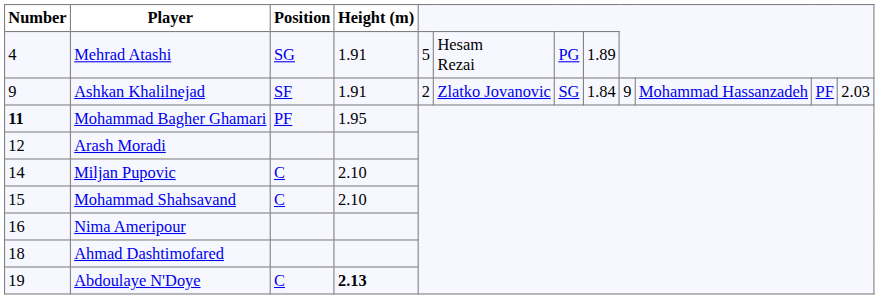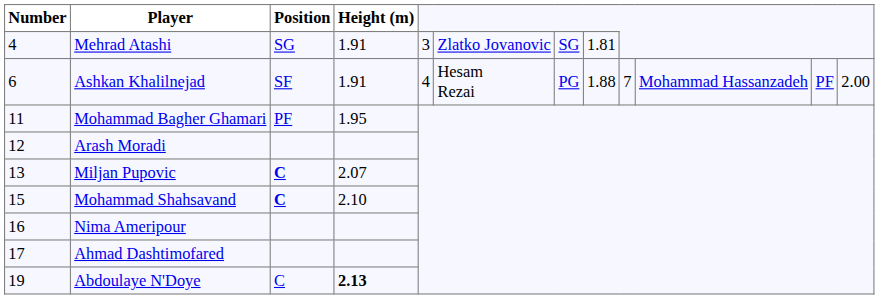(426, 54) 5 -> (426, 44) 3
(460, 54) Hesam Rezai -> (494, 44) Zlatko Jovanovic
(569, 54) PG -> (569, 44) SG
(601, 54) 1.89 -> (601, 44) 1.81
(12, 91) 9 -> (12, 81) 6
(426, 91) 2 -> (426, 81) 4
(494, 91) Zlatko Jovanovic -> (460, 81) Hesam Rezai
(569, 91) SG -> (569, 81) PG
(601, 91) 1.84 -> (601, 81) 1.88
(627, 91) 9 -> (627, 81) 7
(856, 91) 2.03 -> (856, 81) 2.00
(16, 118) bold -> (16, 118) normal
(17, 172) 14 -> (17, 172) 13
(279, 172) normal -> (280, 172) bold
(352, 172) 2.10 -> (352, 172) 2.07
(279, 199) normal -> (280, 199) bold
(17, 253) 18 -> (17, 253) 17
